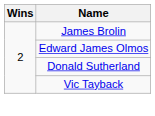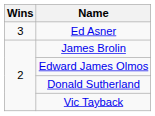+ row: (94, 31)
